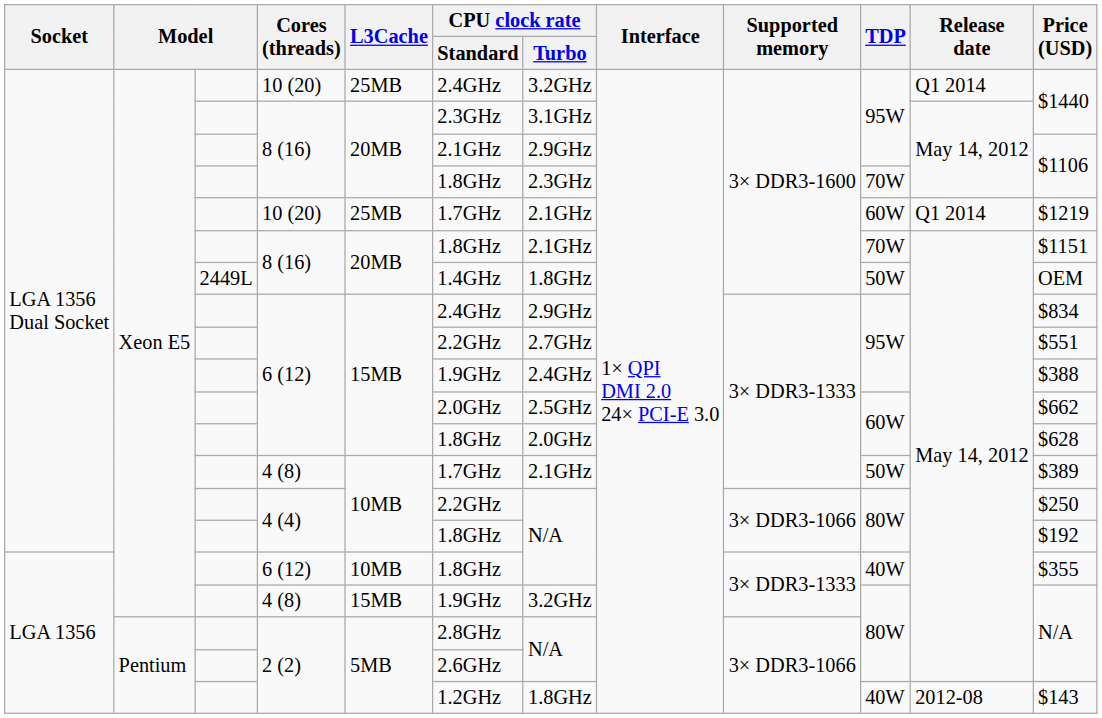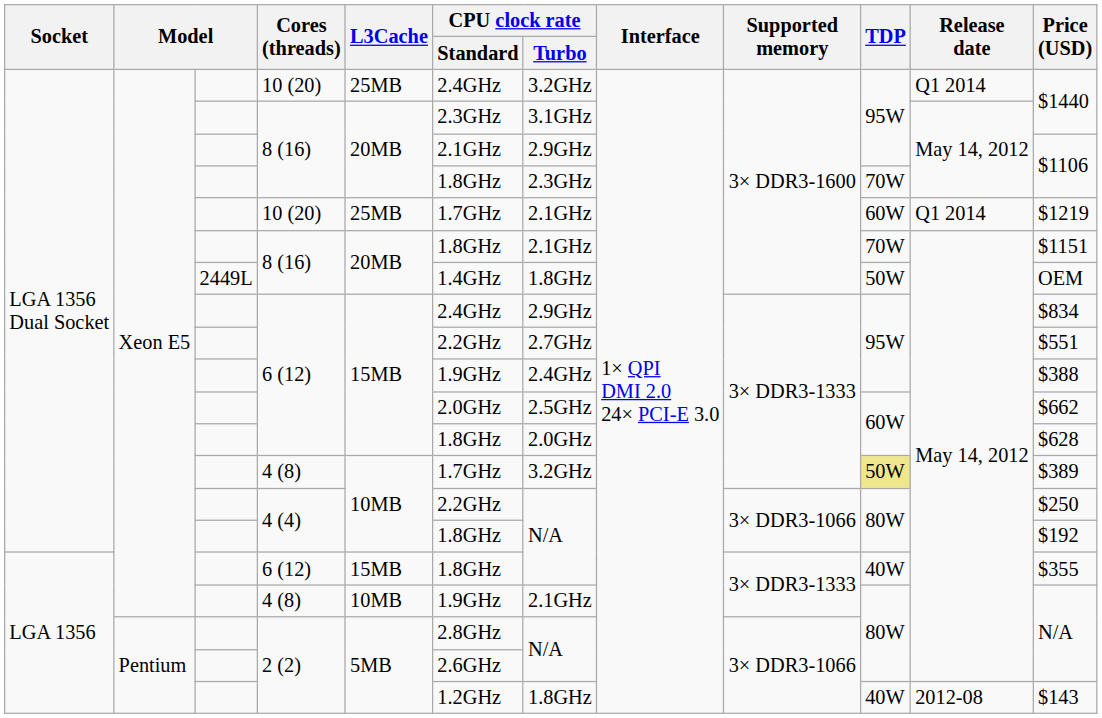(560, 471) 2.1GHz -> (560, 471) 3.2GHz
(885, 471) no background -> (885, 471) khaki background
(376, 568) 10MB -> (376, 568) 15MB
(376, 600) 15MB -> (376, 600) 10MB
(560, 600) 3.2GHz -> (560, 600) 2.1GHz
